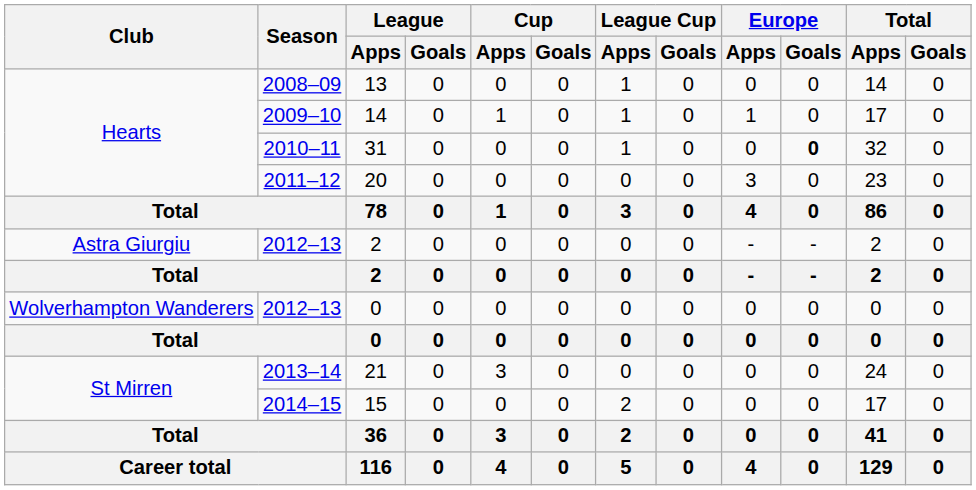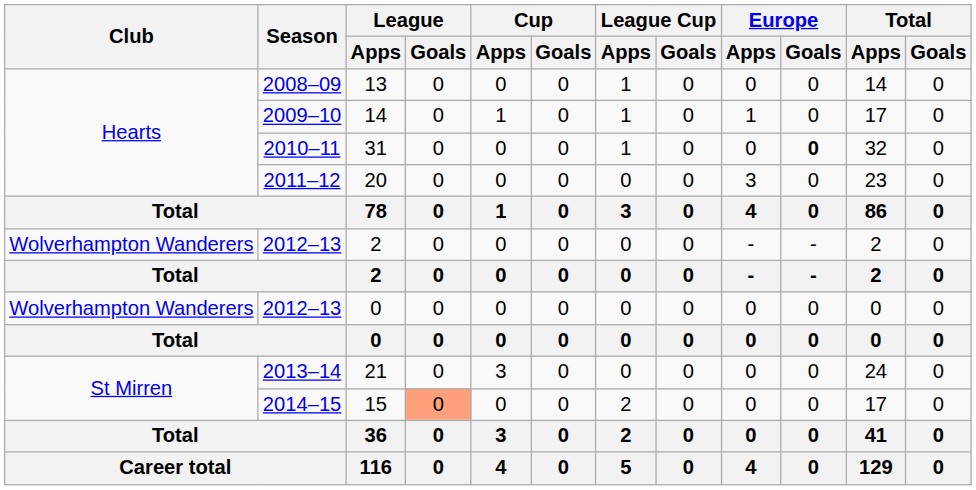(131, 244) Astra Giurgiu -> (131, 244) Wolverhampton Wanderers
(438, 404) no background -> (438, 404) lightsalmon background
